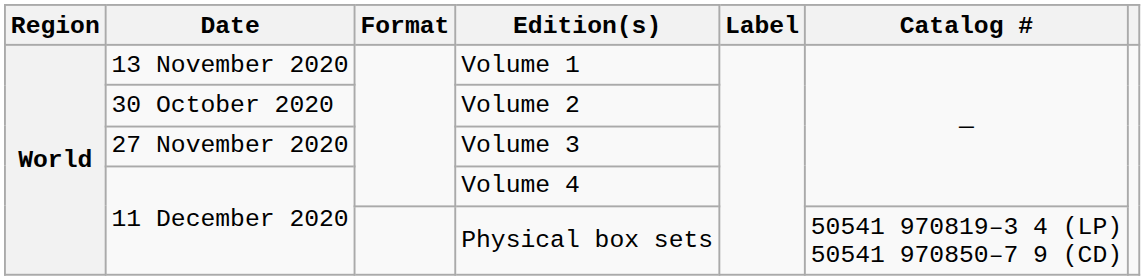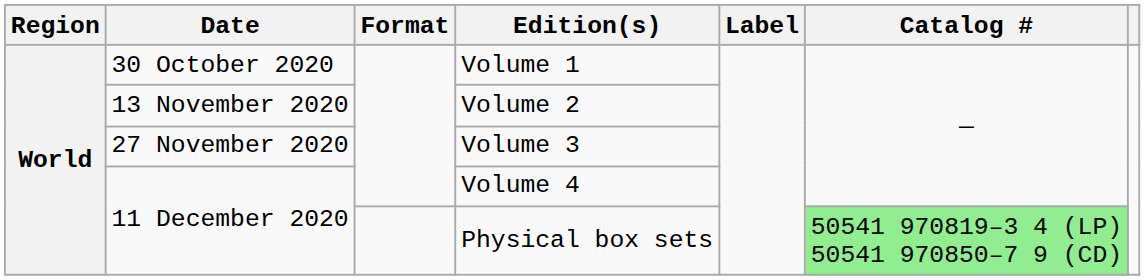(230, 65) 13 November 2020 -> (223, 65) 30 October 2020
(223, 106) 30 October 2020 -> (230, 106) 13 November 2020
(966, 241) no background -> (966, 241) lightgreen background
